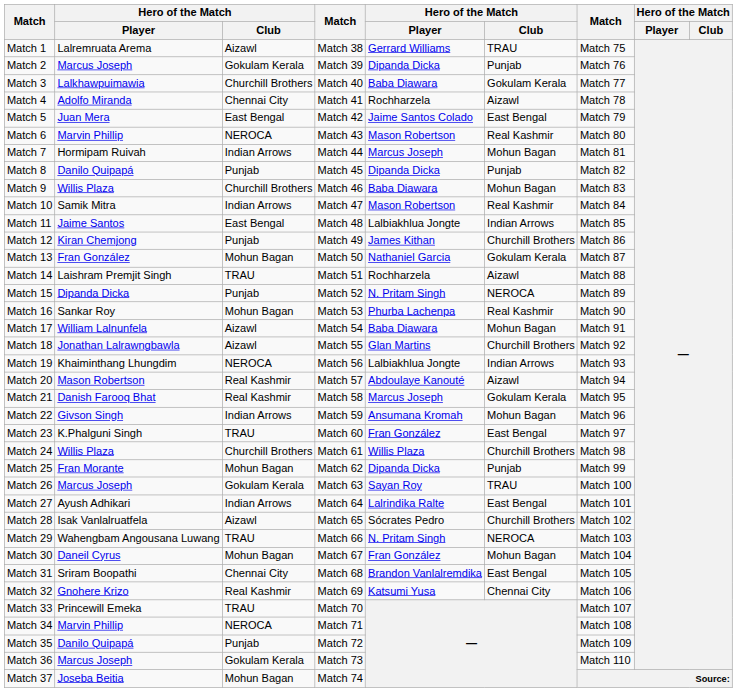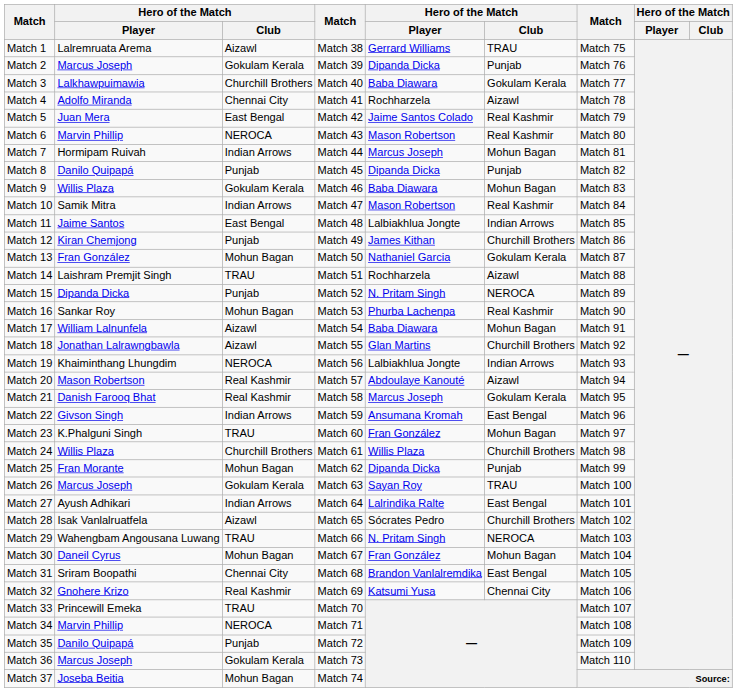(517, 118) East Bengal -> (520, 118) Real Kashmir
(269, 188) Churchill Brothers -> (264, 188) Gokulam Kerala
(521, 415) Mohun Bagan -> (517, 415) East Bengal
(517, 433) East Bengal -> (521, 433) Mohun Bagan
